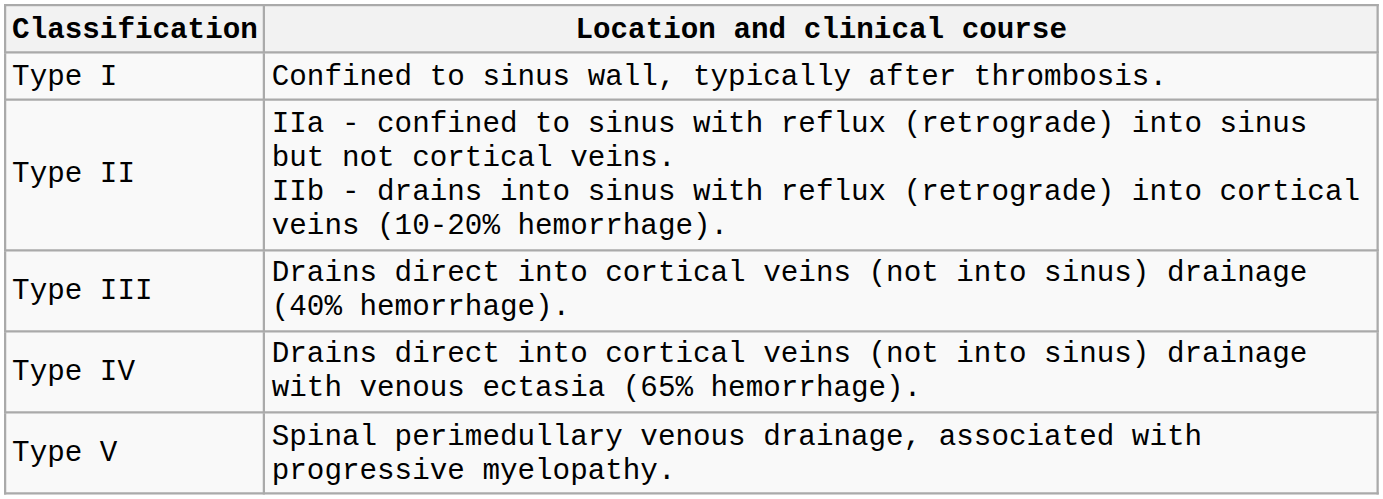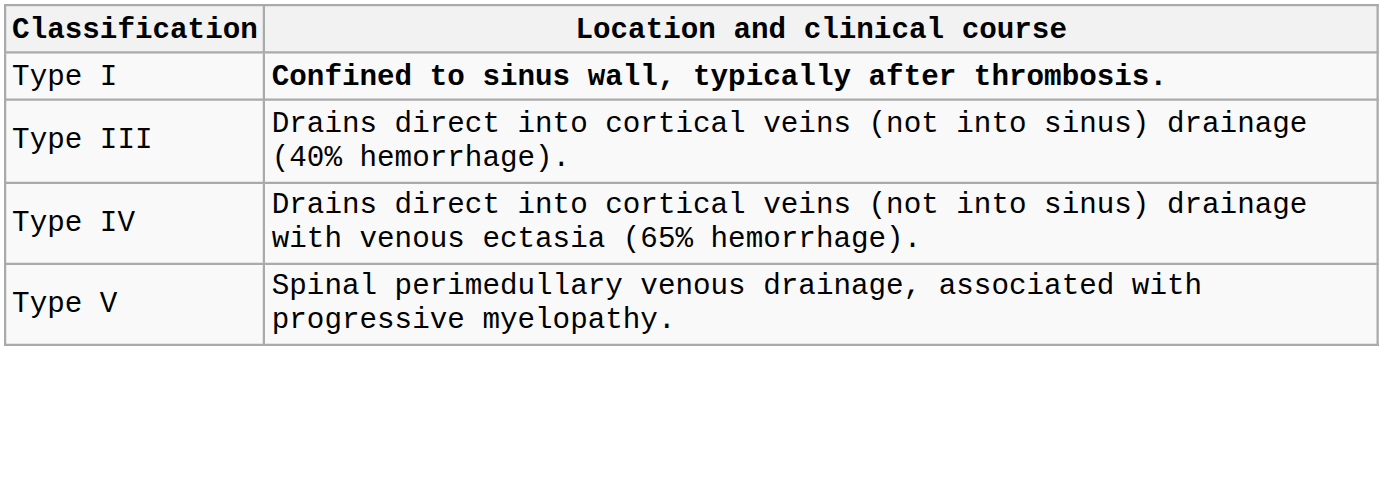(719, 77) normal -> (719, 77) bold
- row: (74, 175)
